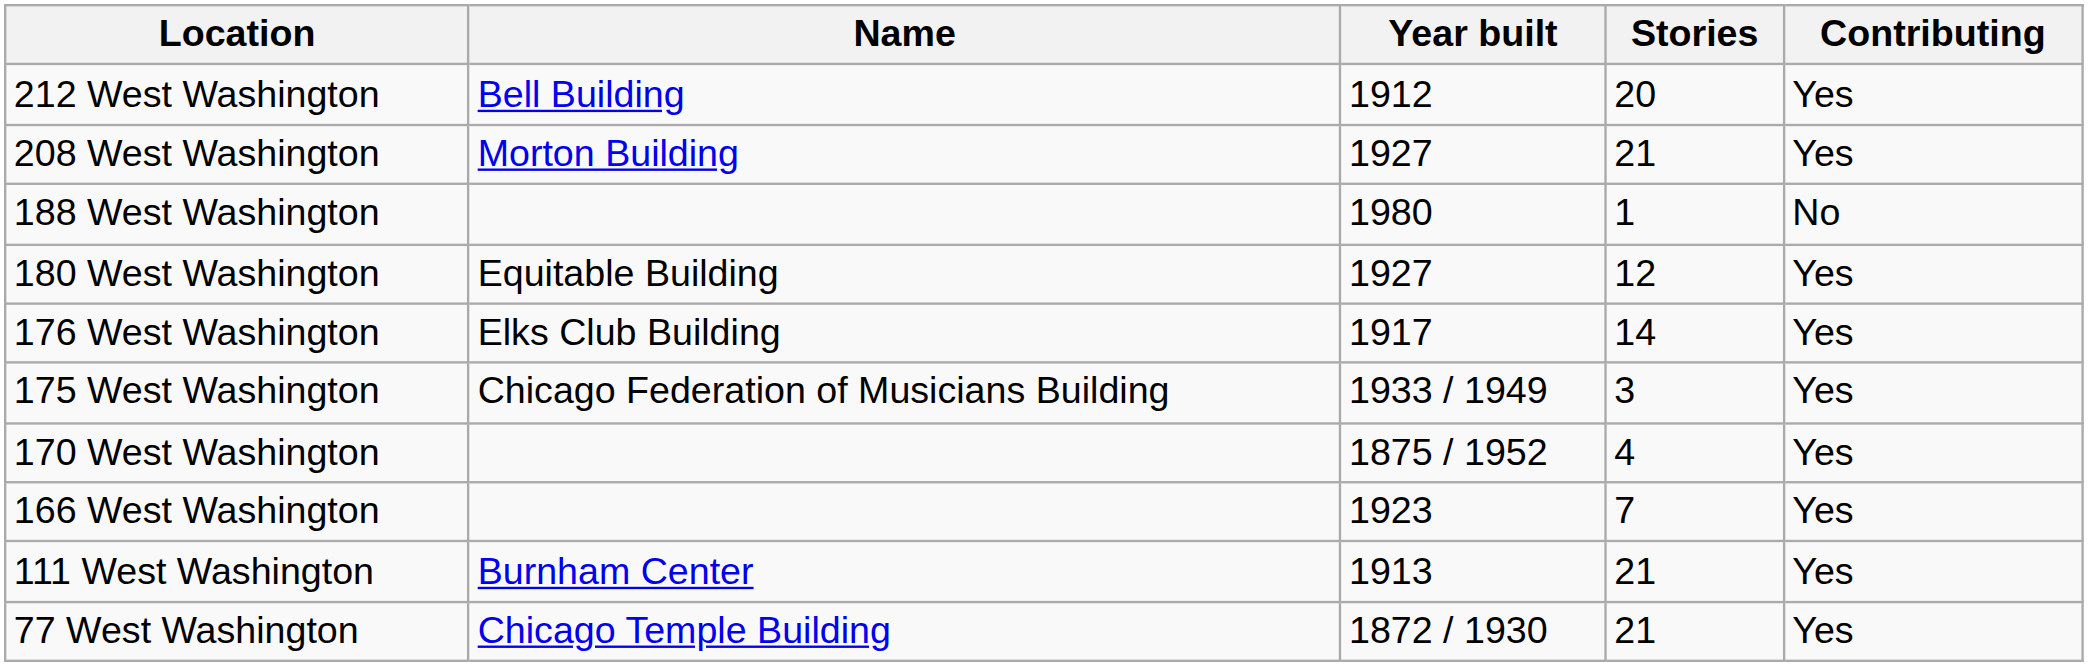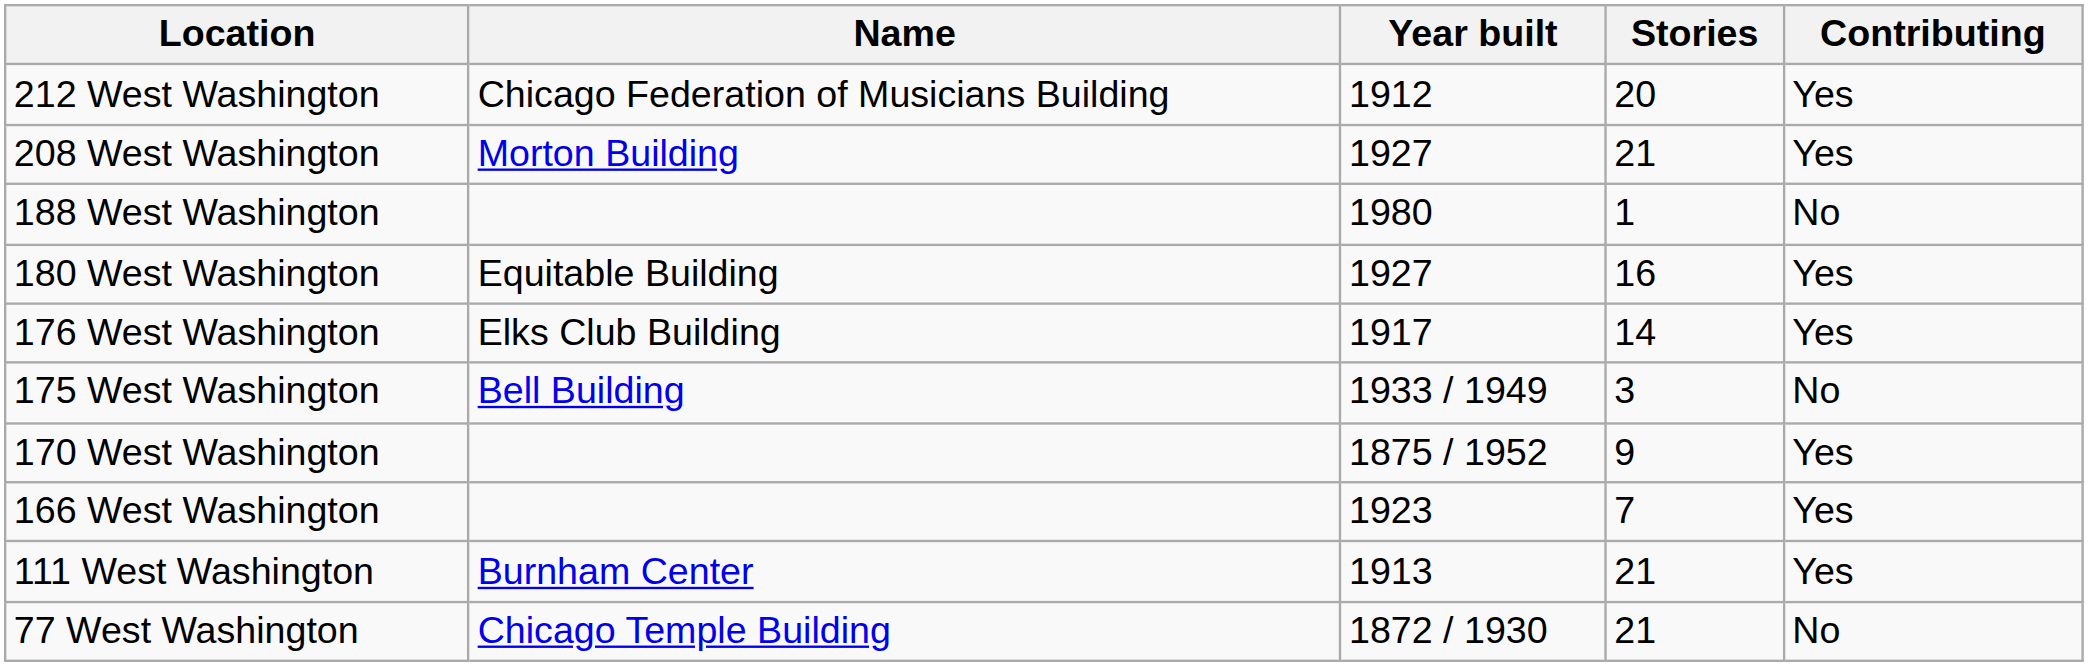(581, 93) Bell Building -> (824, 93) Chicago Federation of Musicians Building
(1635, 272) 12 -> (1635, 272) 16
(824, 392) Chicago Federation of Musicians Building -> (581, 392) Bell Building
(1823, 392) Yes -> (1816, 392) No
(1625, 451) 4 -> (1625, 451) 9
(1823, 630) Yes -> (1816, 630) No
